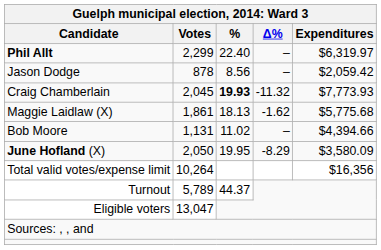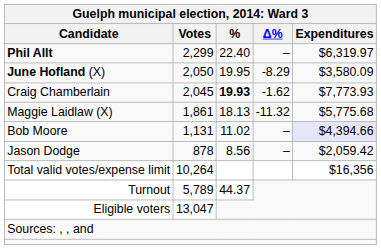rows swapped: (56, 151) <-> (44, 72)
(273, 92) -11.32 -> (276, 92) -1.62
(276, 111) -1.62 -> (273, 111) -11.32
(346, 131) no background -> (346, 131) lavender background
